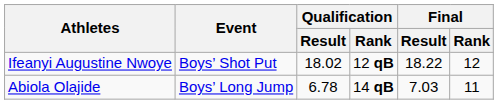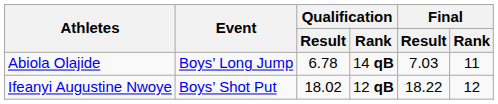rows swapped: (90, 64) <-> (54, 88)
